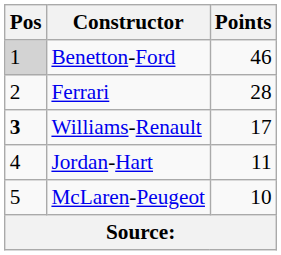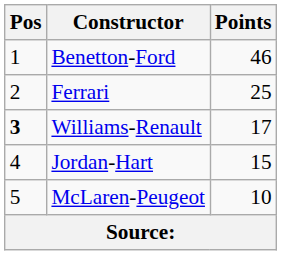(15, 57) lightgrey background -> (15, 57) no background
(261, 92) 28 -> (261, 92) 25
(261, 162) 11 -> (261, 162) 15
